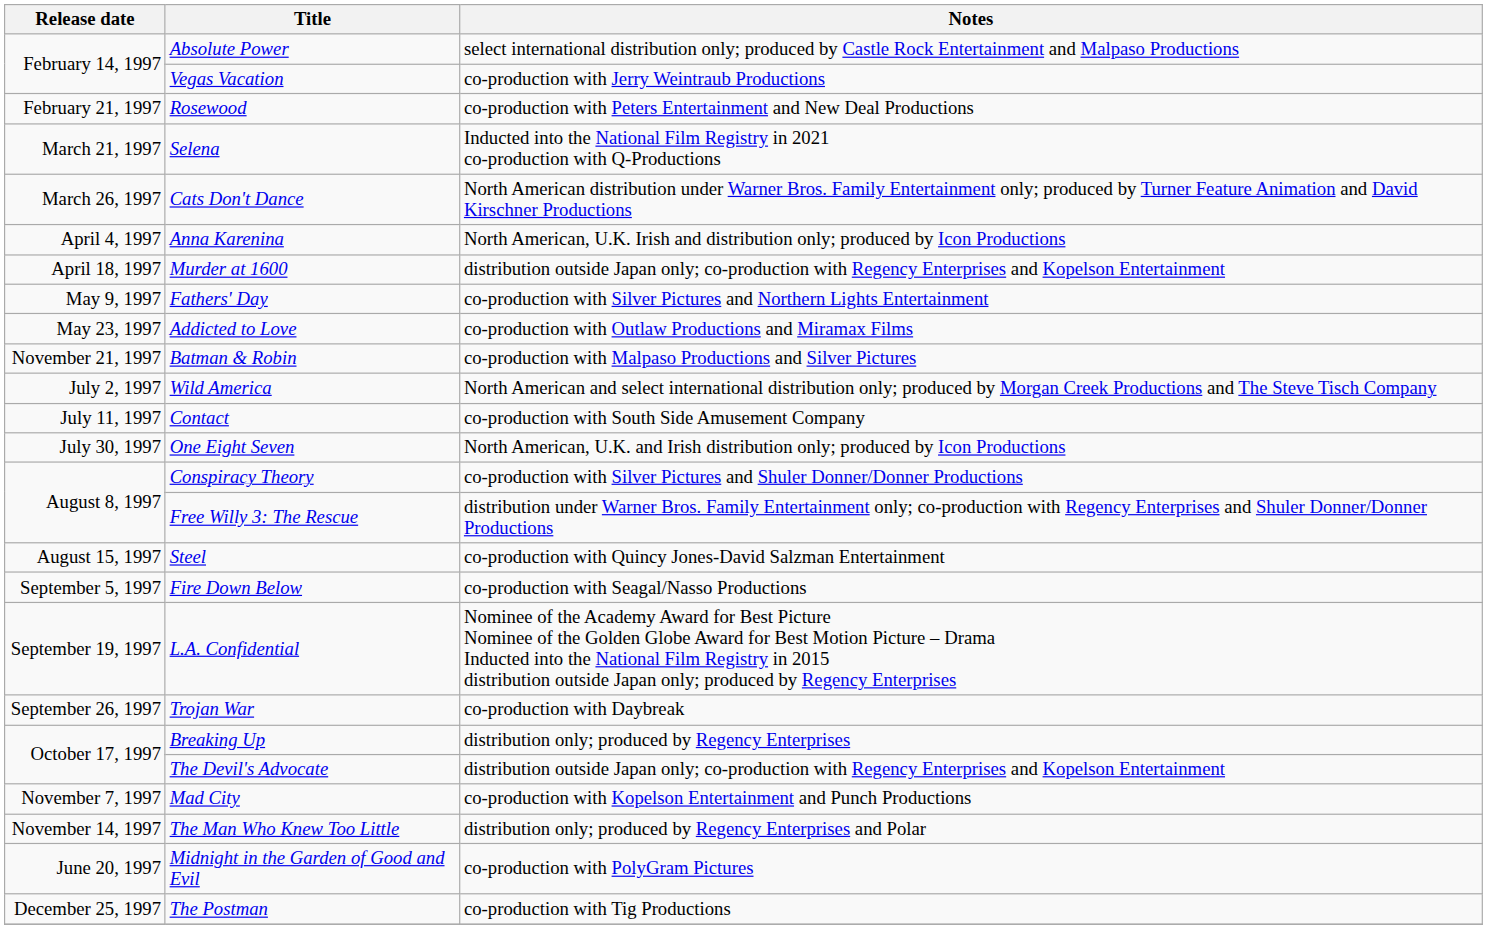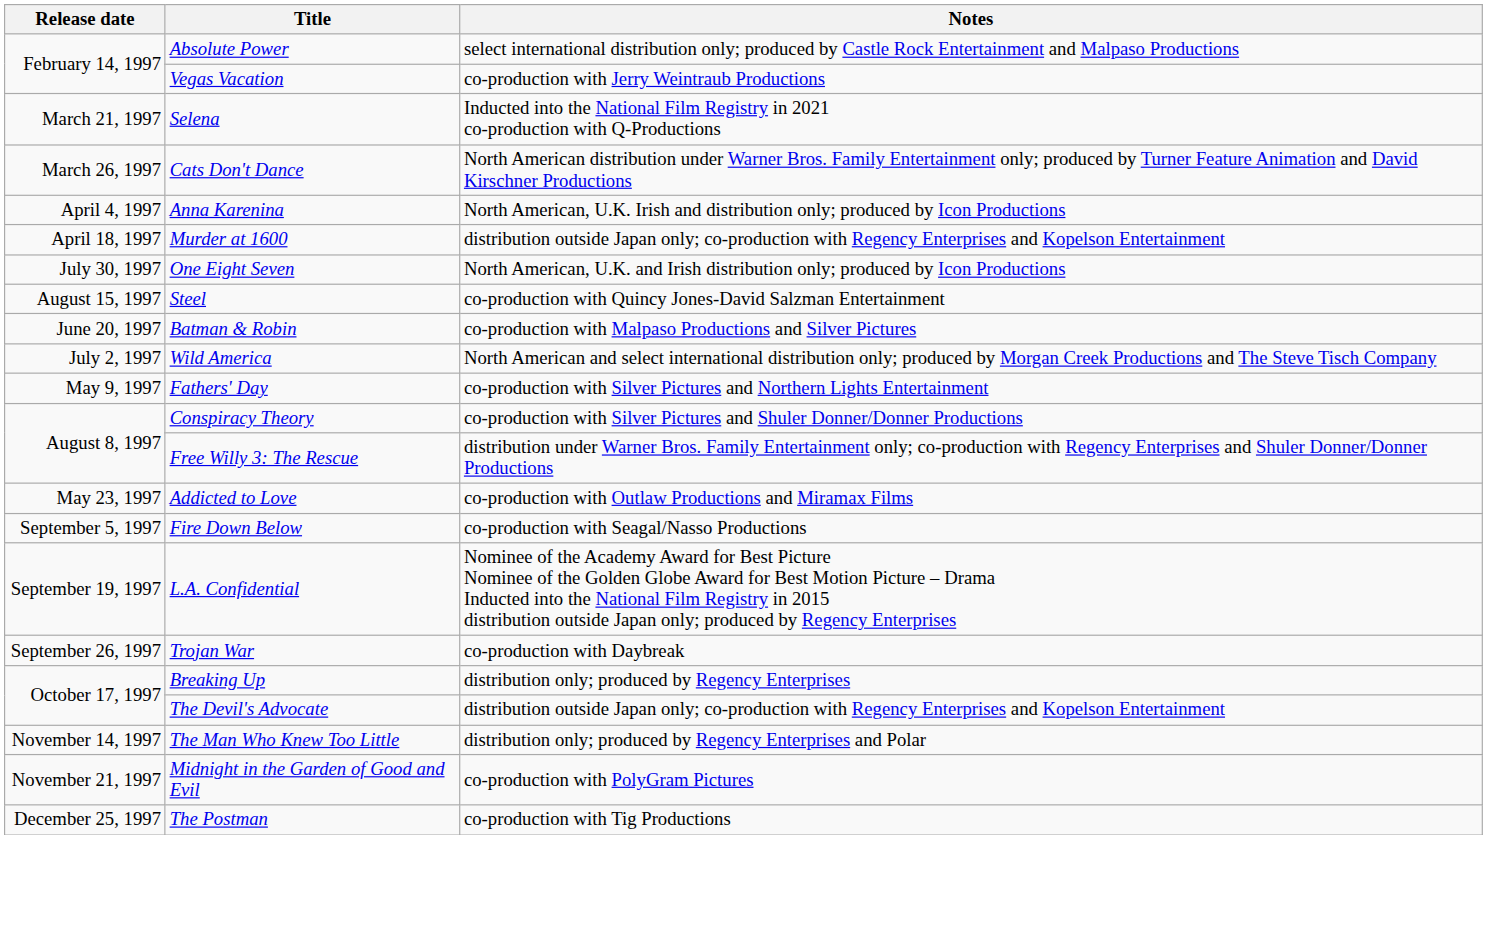- row: (208, 108)
rows swapped: (219, 298) <-> (232, 447)
rows swapped: (233, 328) <-> (188, 557)
(86, 358) November 21, 1997 -> (109, 328) June 20, 1997
- row: (199, 417)
- row: (205, 798)
(109, 868) June 20, 1997 -> (86, 779) November 21, 1997
